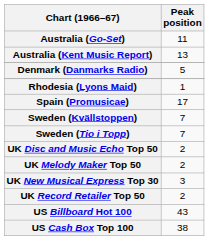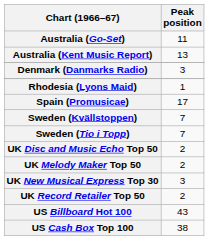(182, 70) 5 -> (182, 70) 3
